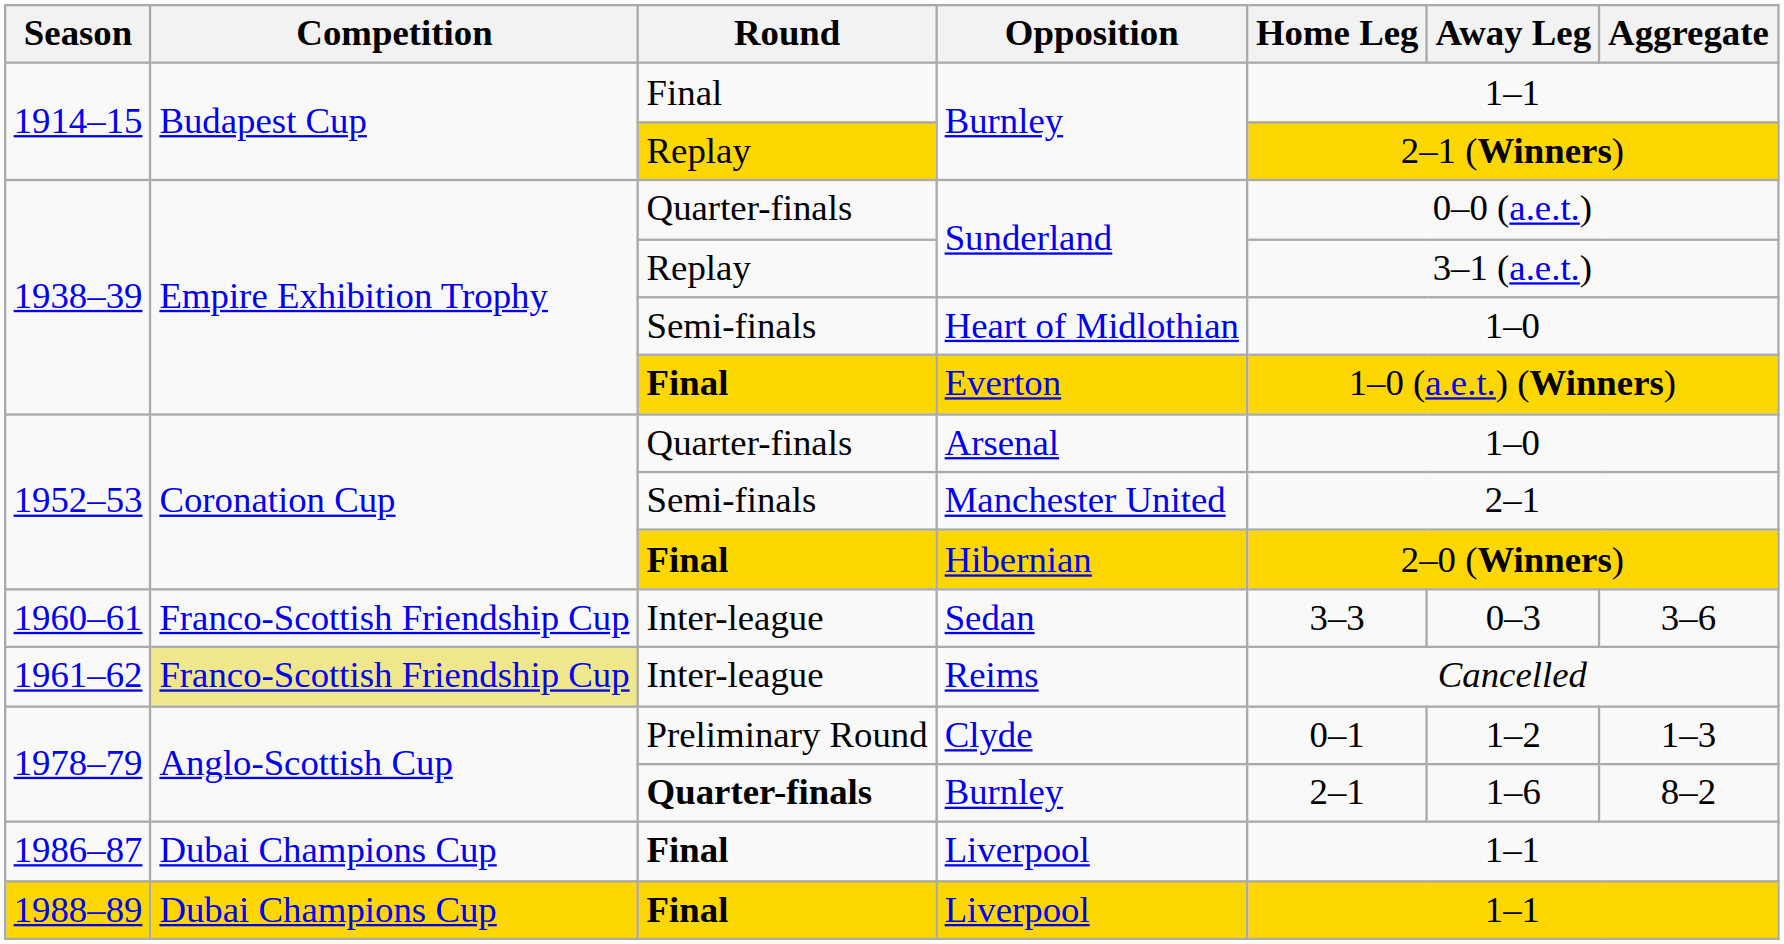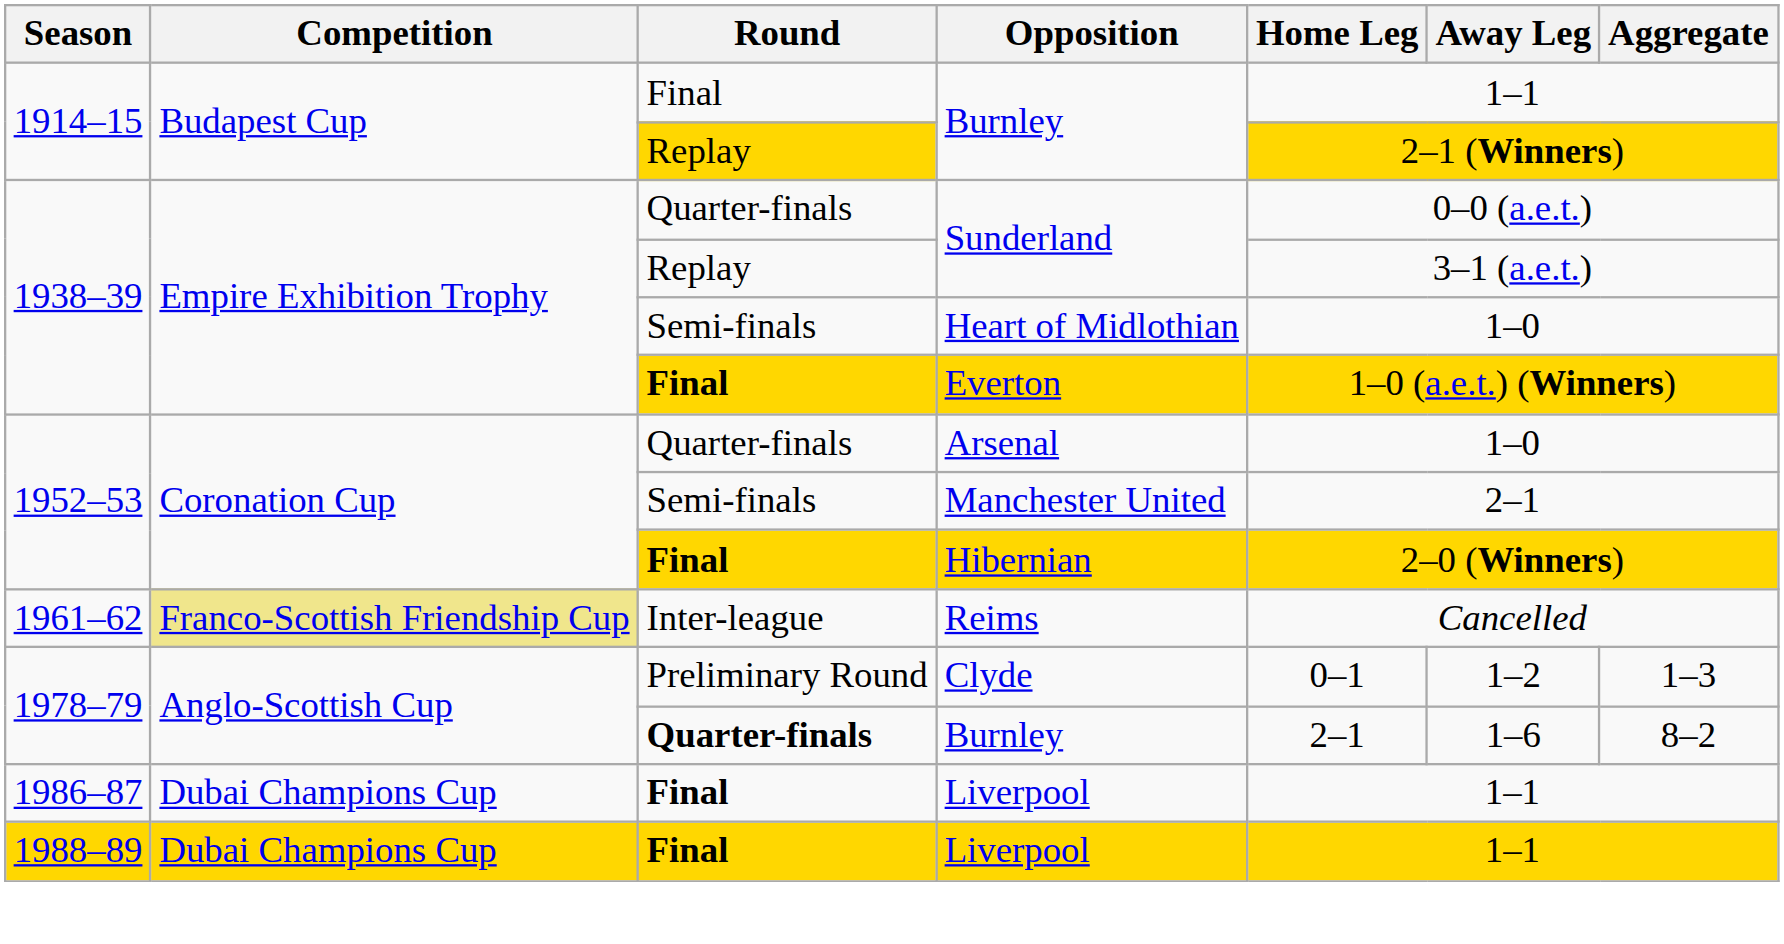- row: (735, 617)
